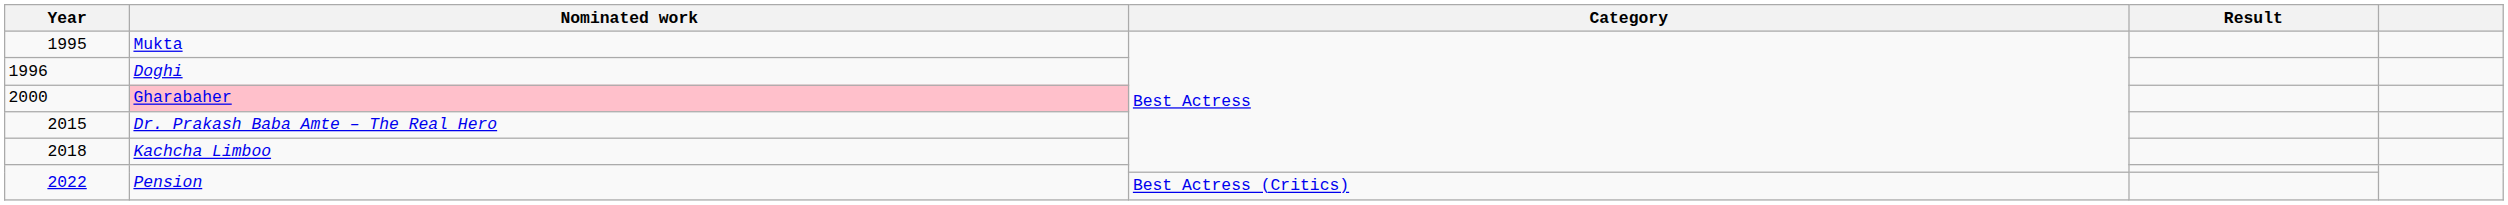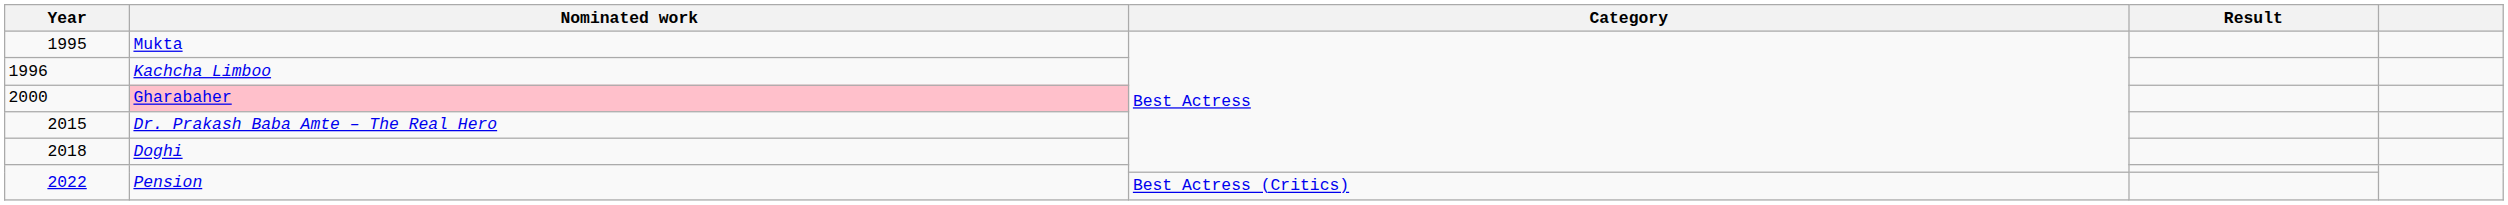(158, 71) Doghi -> (202, 71) Kachcha Limboo
(202, 151) Kachcha Limboo -> (158, 151) Doghi
